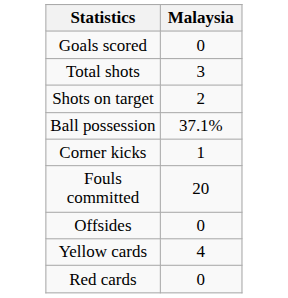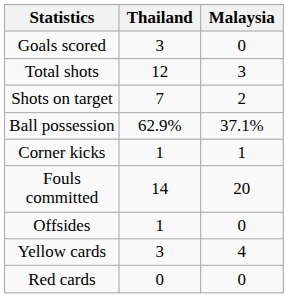+ column: (160, 17)
